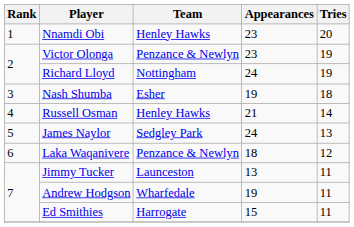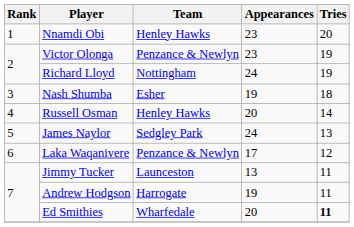(251, 113) 21 -> (251, 113) 20
(251, 152) 18 -> (251, 152) 17
(165, 192) Wharfedale -> (161, 192) Harrogate
(161, 212) Harrogate -> (165, 212) Wharfedale
(251, 212) 15 -> (251, 212) 20
(326, 212) normal -> (326, 212) bold
